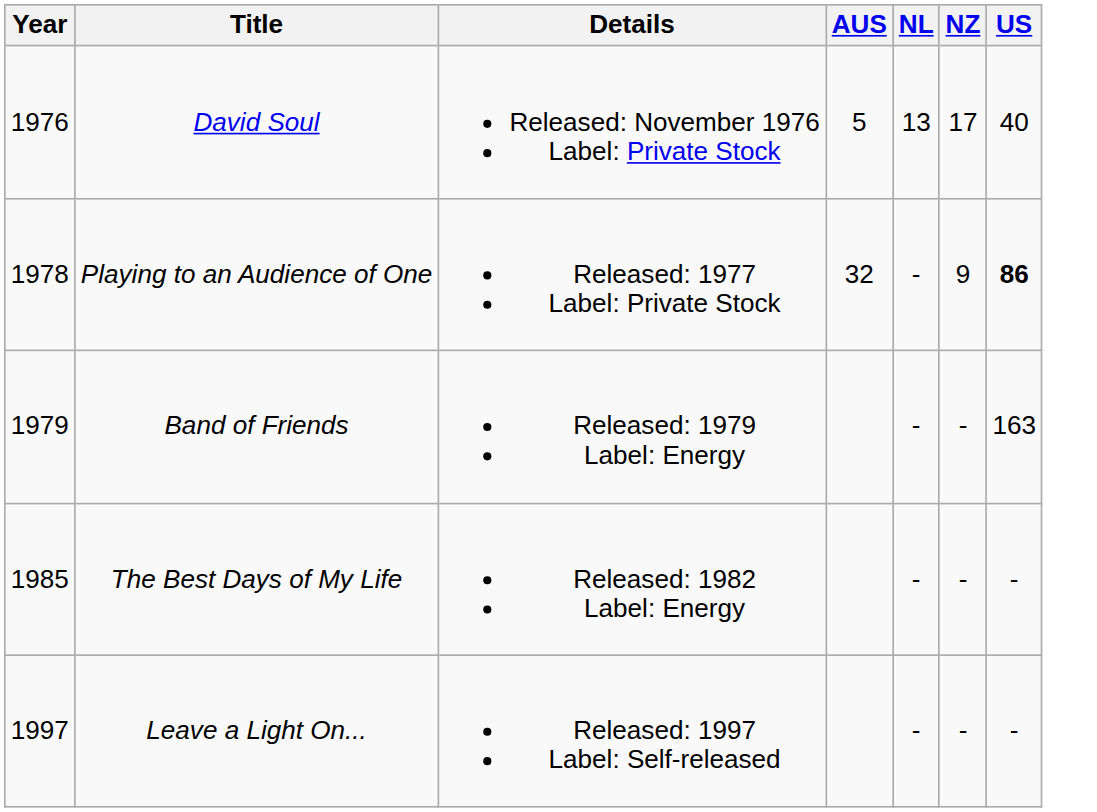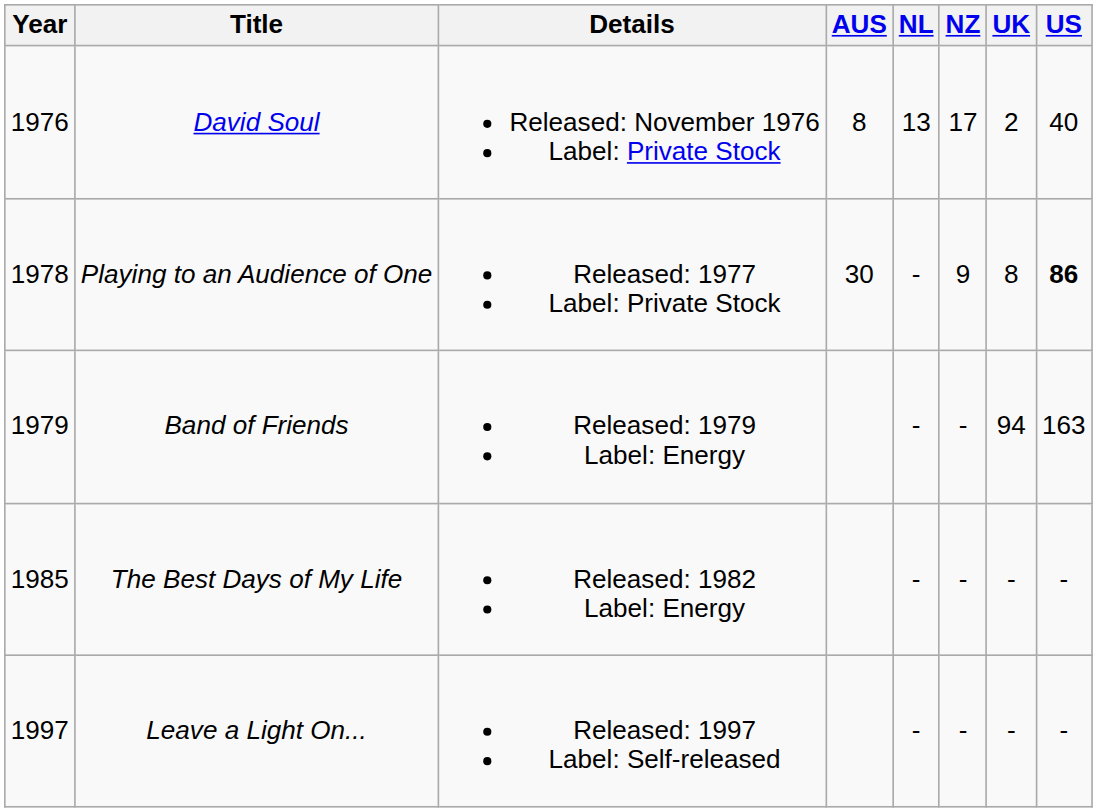+ column: (1011, 25)
(859, 121) 5 -> (859, 121) 8
(859, 274) 32 -> (859, 274) 30
